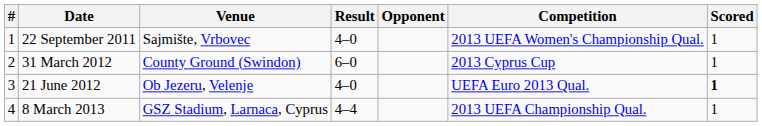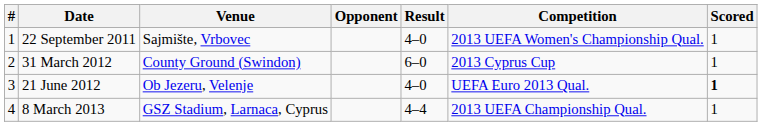columns swapped: (413, 16) <-> (355, 16)
